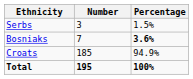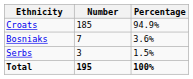rows swapped: (22, 53) <-> (19, 25)
(144, 39) bold -> (144, 39) normal
